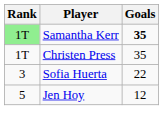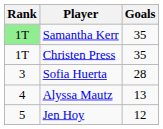(140, 34) bold -> (140, 34) normal
(140, 74) 22 -> (140, 74) 28
+ row: (78, 94)
